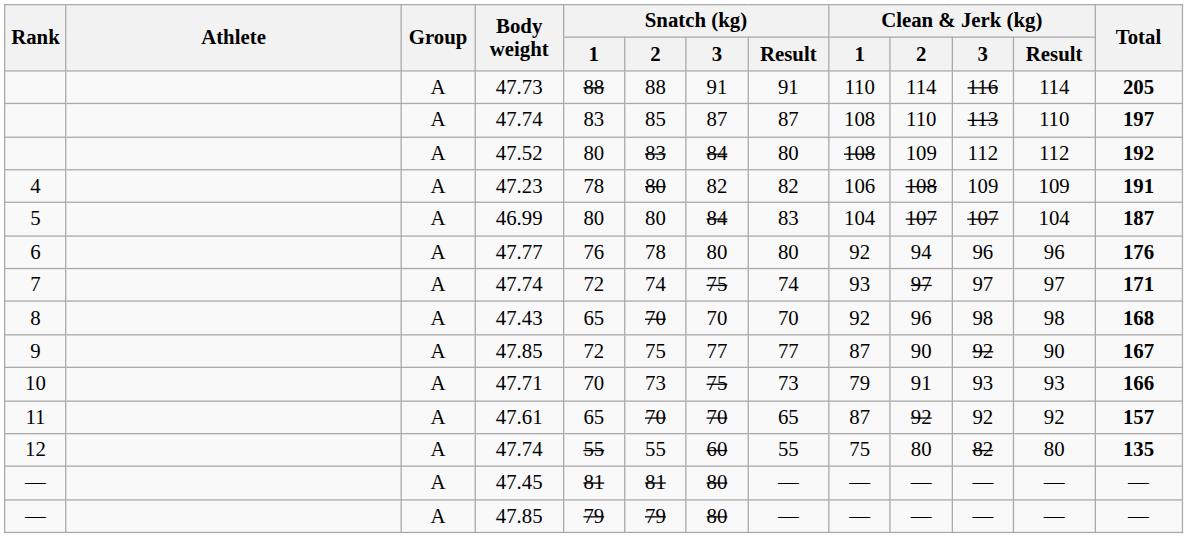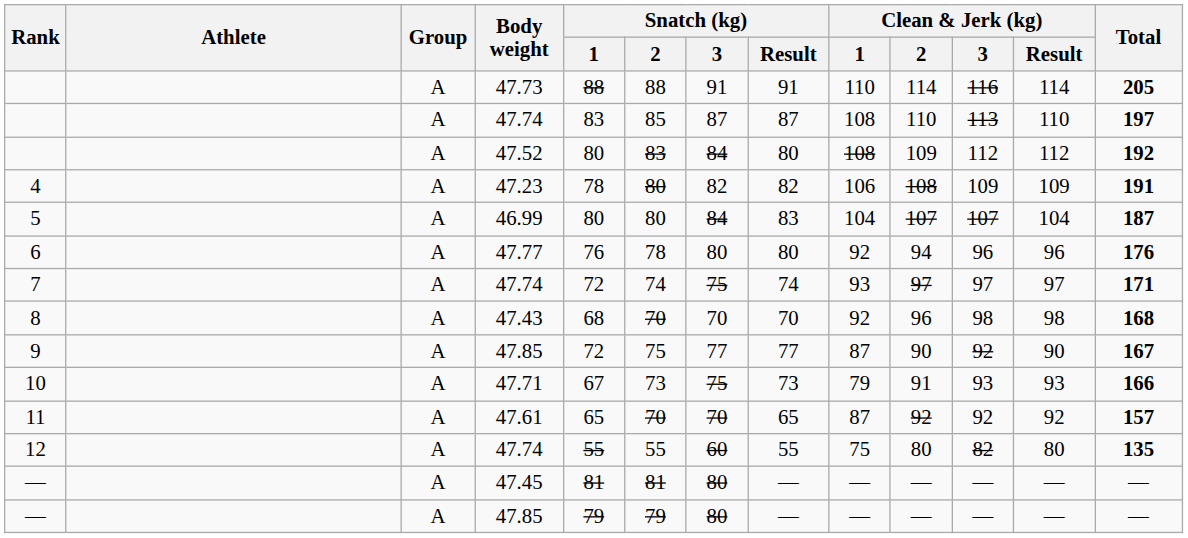(594, 317) 65 -> (594, 317) 68
(594, 383) 70 -> (594, 383) 67
